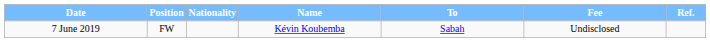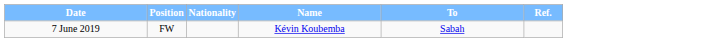- column: (595, 13)
